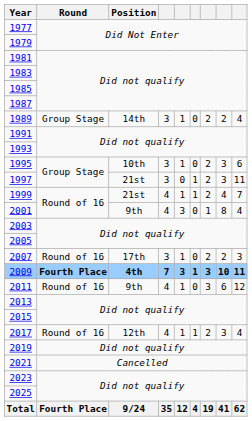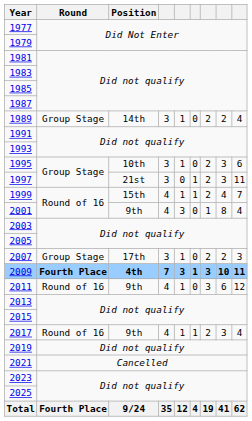(134, 195) 21st -> (134, 195) 15th
(73, 256) Round of 16 -> (73, 256) Group Stage
(134, 332) 12th -> (134, 332) 9th
